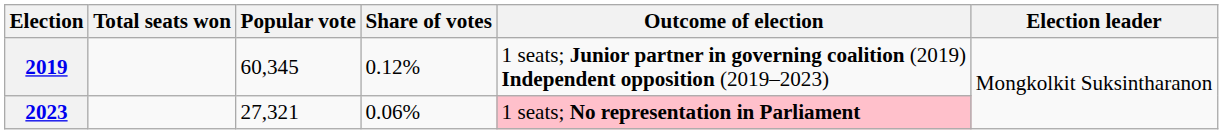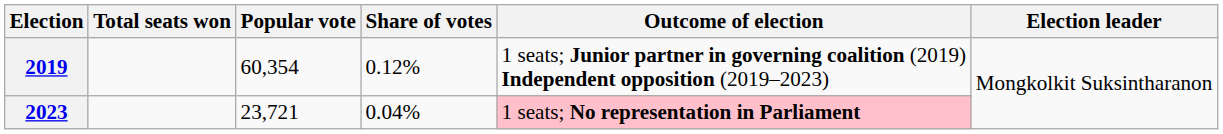(270, 66) 60,345 -> (270, 66) 60,354
(270, 111) 27,321 -> (270, 111) 23,721
(393, 111) 0.06% -> (393, 111) 0.04%
